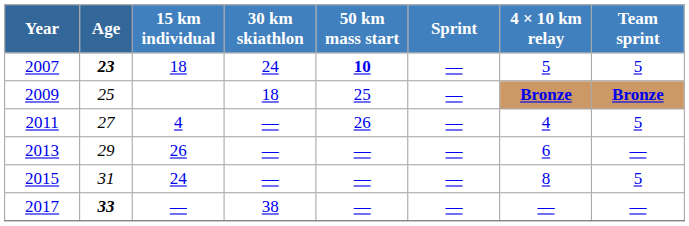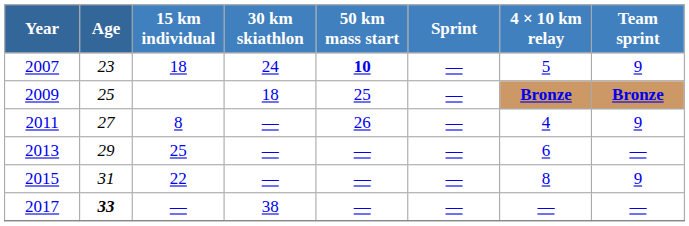(106, 66) bold -> (106, 66) normal
(638, 66) 5 -> (638, 66) 9
(178, 123) 4 -> (178, 123) 8
(638, 123) 5 -> (638, 123) 9
(178, 151) 26 -> (178, 151) 25
(178, 179) 24 -> (178, 179) 22
(638, 179) 5 -> (638, 179) 9
